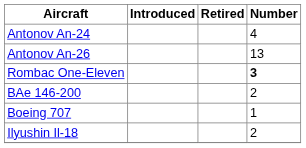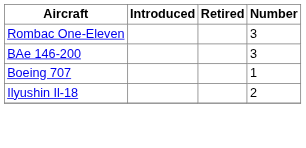- row: (49, 34)
- row: (49, 53)
(253, 73) bold -> (253, 34) normal
(253, 93) 2 -> (253, 53) 3
